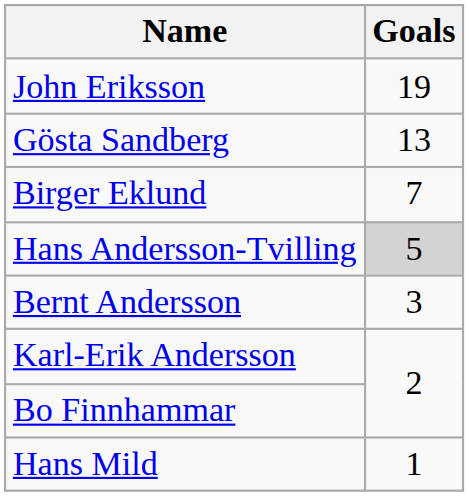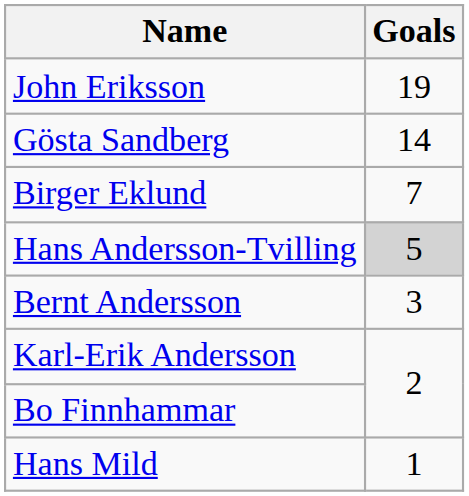(414, 139) 13 -> (414, 139) 14
